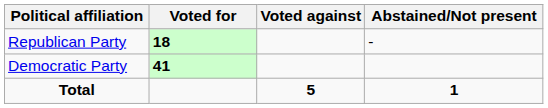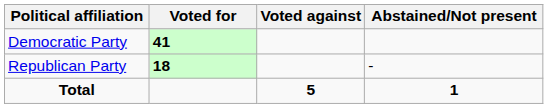rows swapped: (68, 66) <-> (67, 41)
